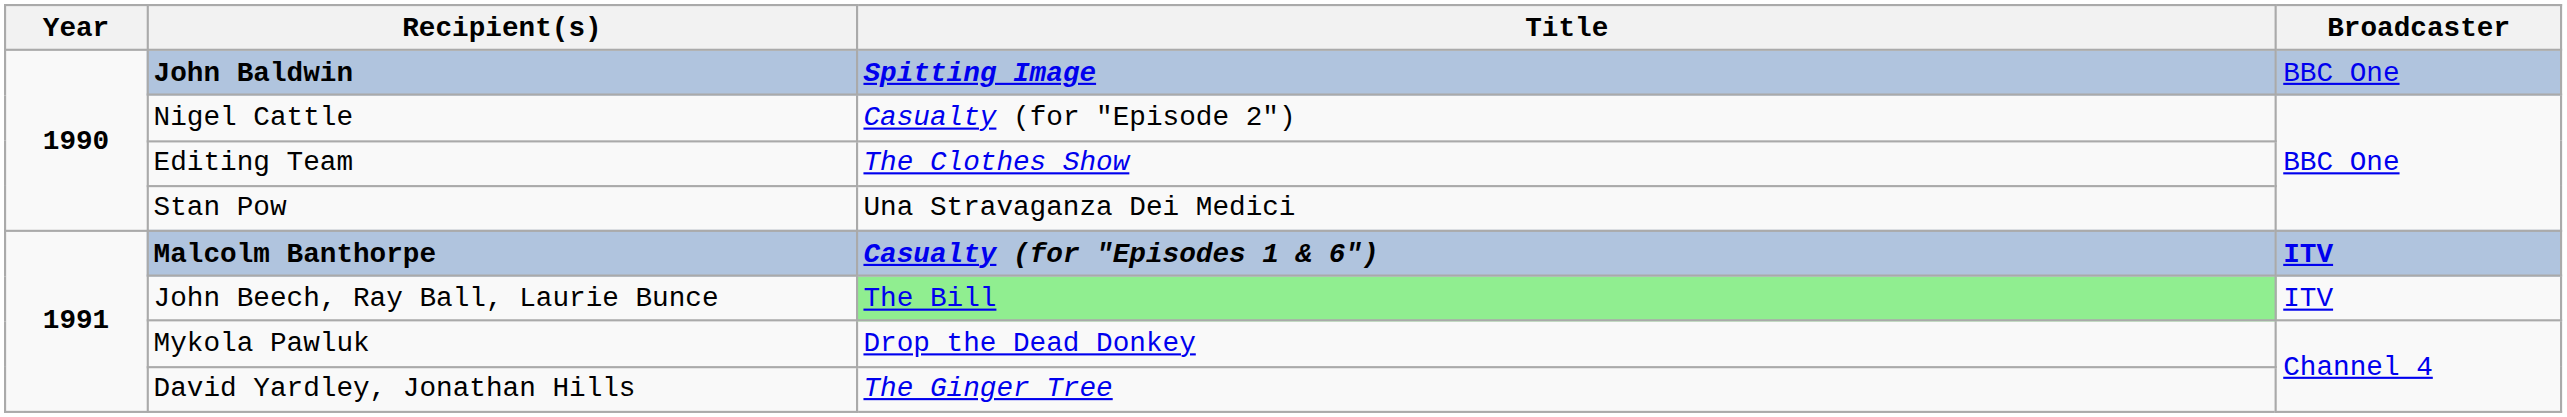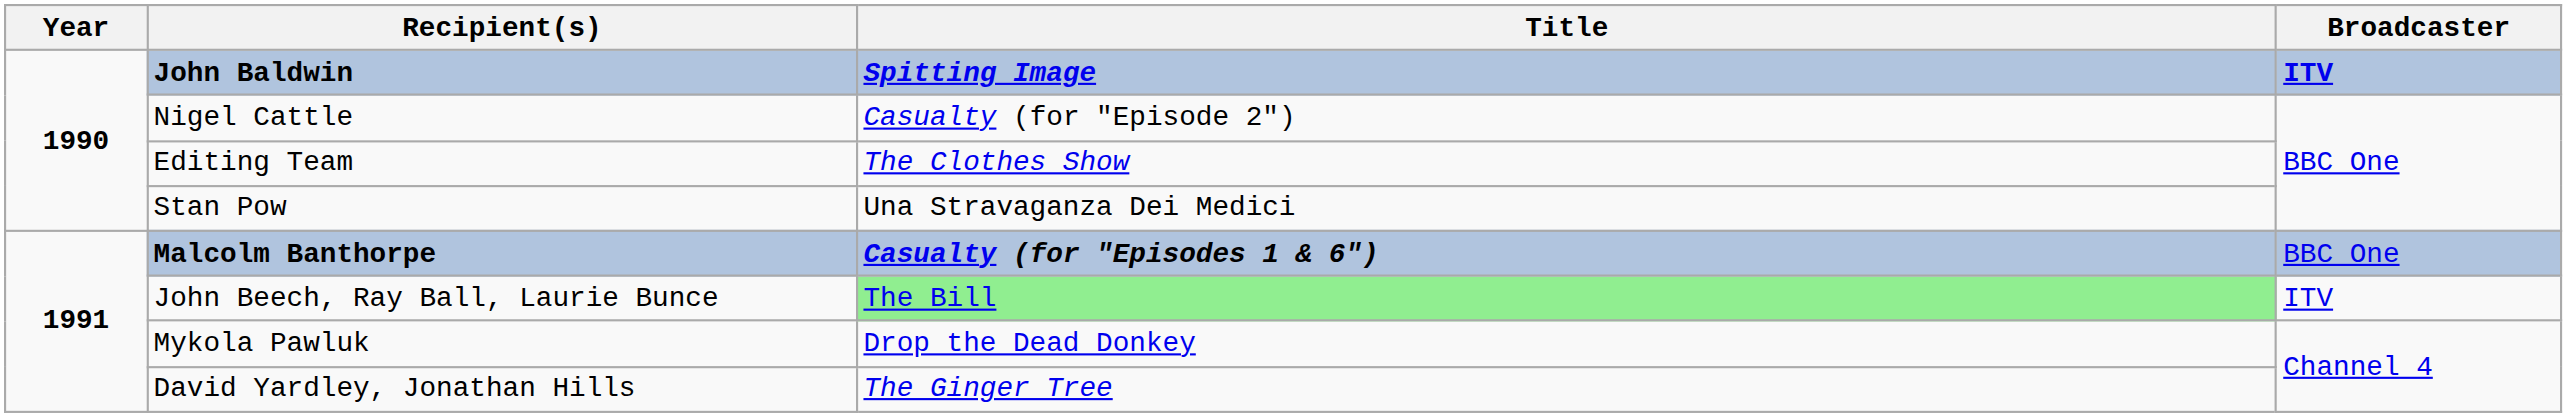(2341, 73) BBC One -> (2308, 73) ITV
(2308, 253) ITV -> (2341, 253) BBC One
